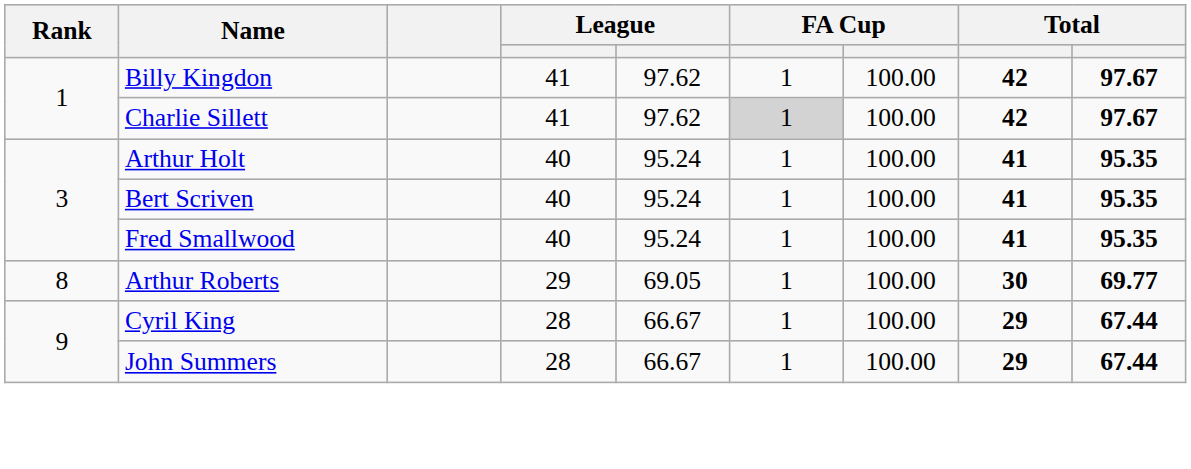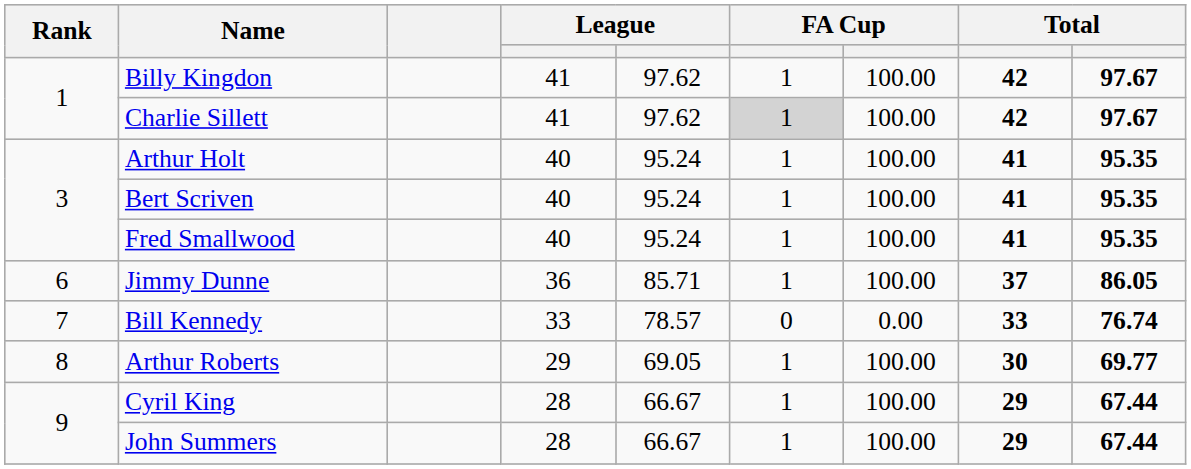+ row: (197, 280)
+ row: (194, 320)
